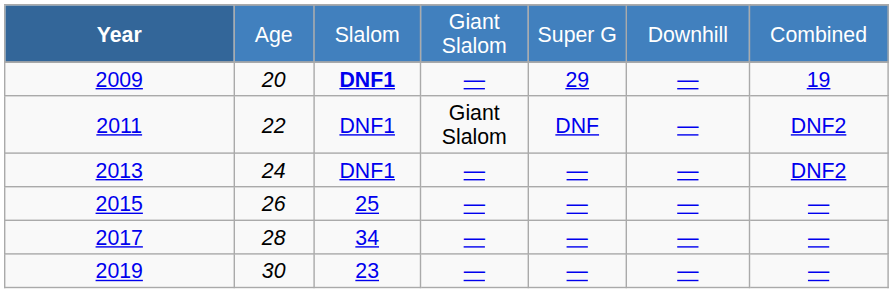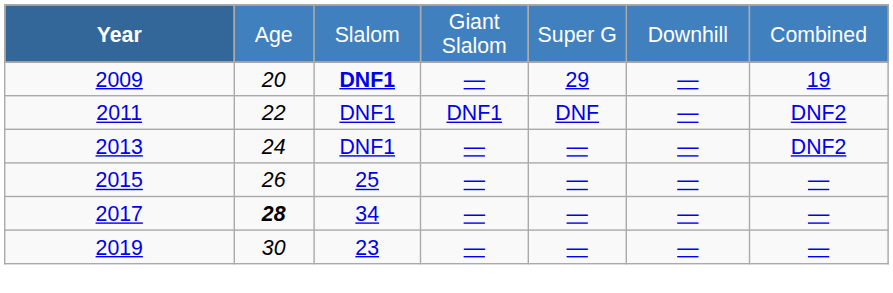(474, 125) Giant Slalom -> (474, 113) DNF1
(274, 238) normal -> (274, 214) bold
